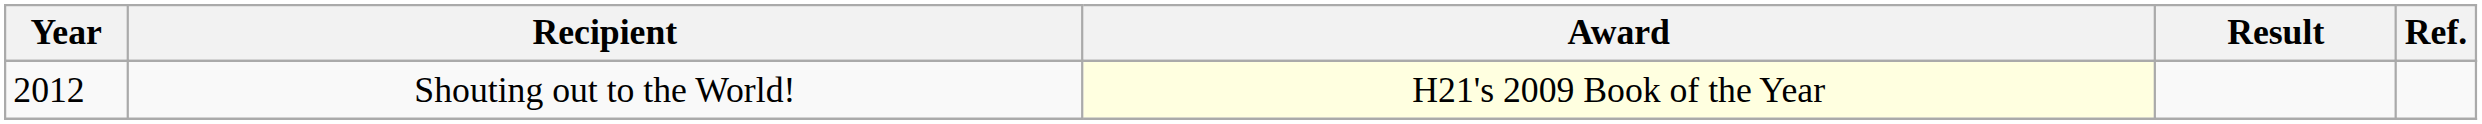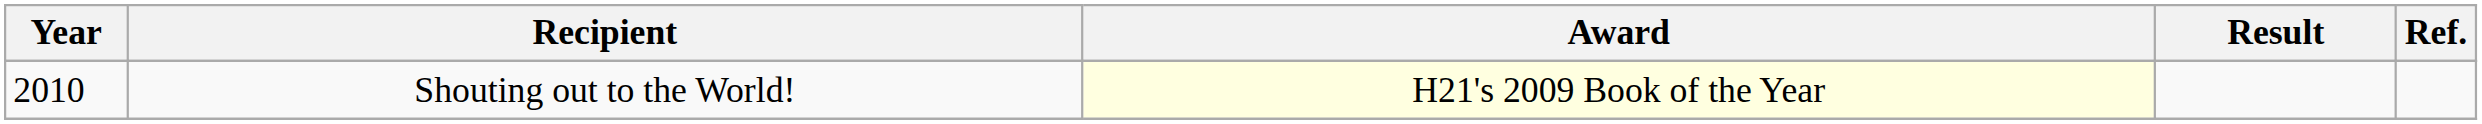(49, 89) 2012 -> (49, 89) 2010
